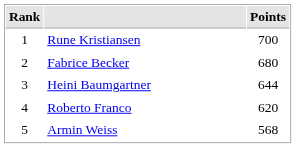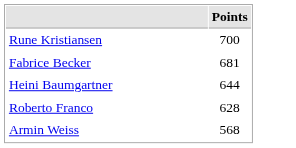- column: (25, 16)
(268, 62) 680 -> (230, 62) 681
(268, 107) 620 -> (230, 107) 628
